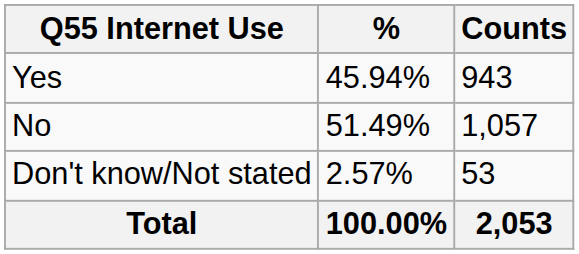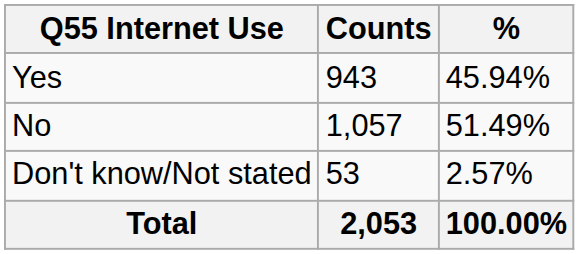columns swapped: (514, 28) <-> (386, 28)
